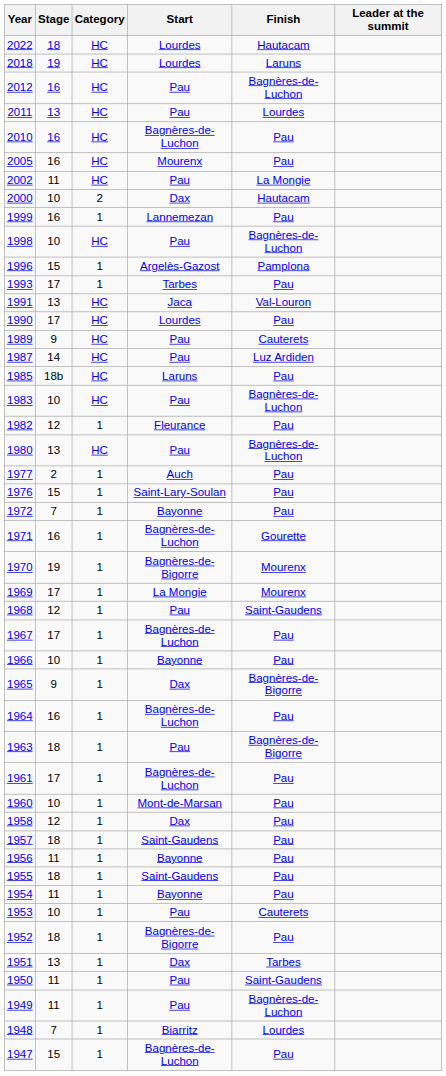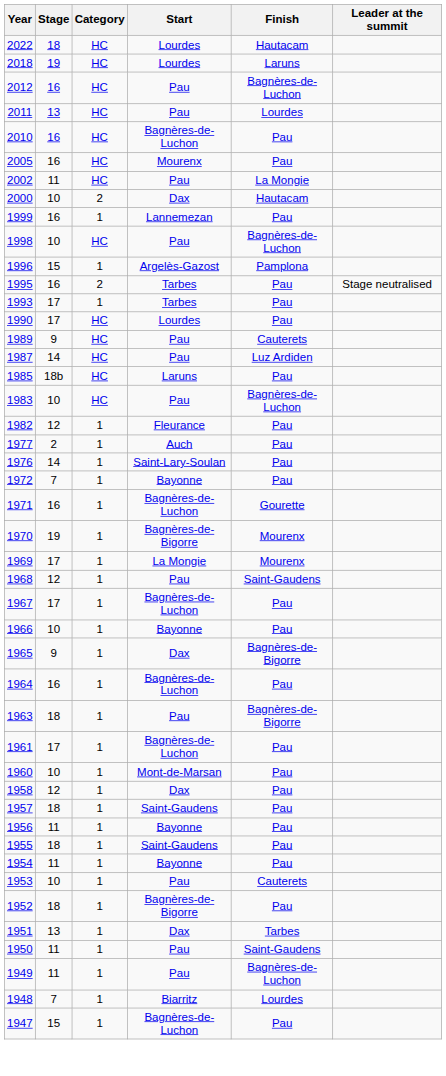+ row: (20, 284)
- row: (20, 302)
- row: (20, 450)
(54, 493) 15 -> (54, 462) 14
